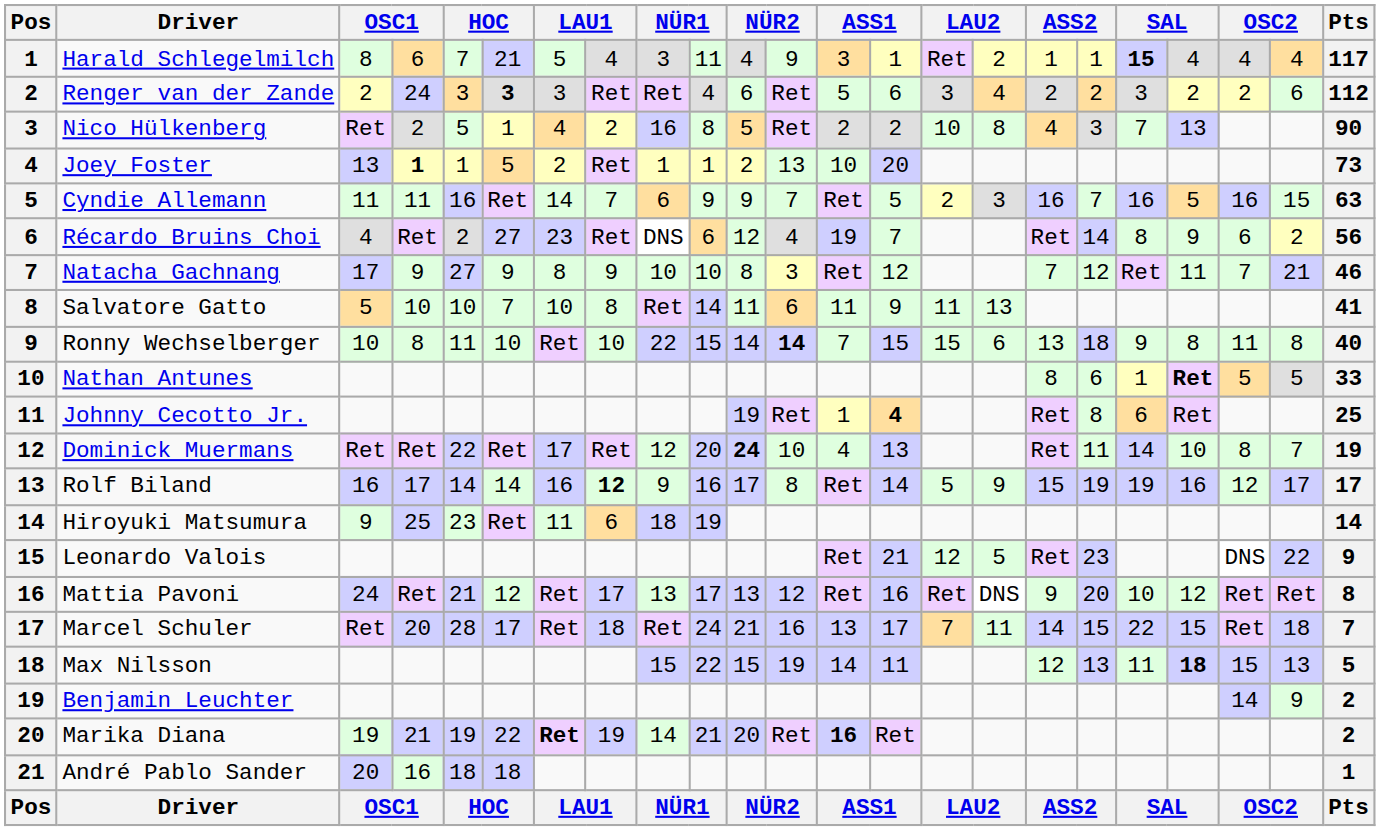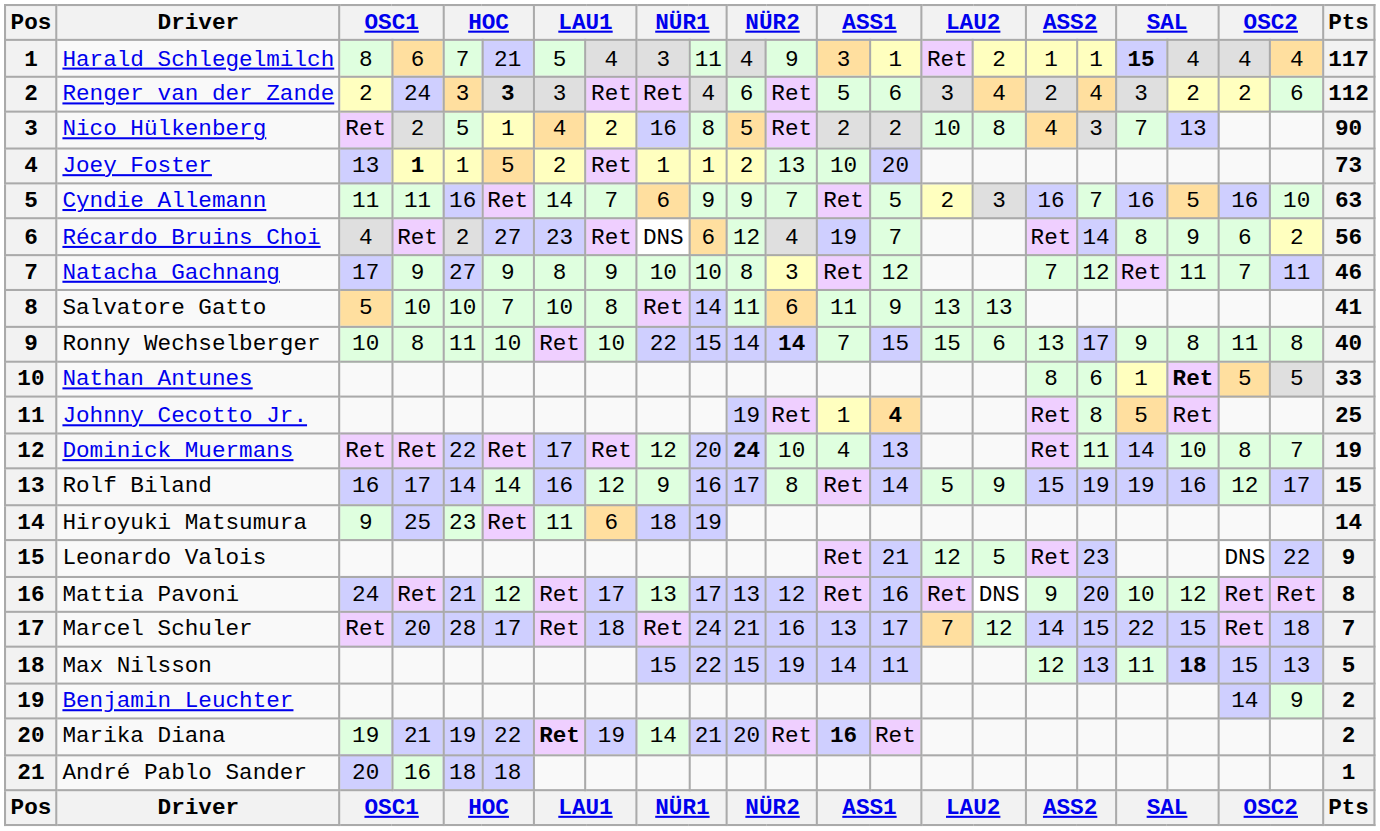(1096, 94) 2 -> (1096, 94) 4
(1297, 201) 15 -> (1297, 201) 10
(1297, 273) 21 -> (1297, 273) 11
(947, 308) 11 -> (947, 308) 13
(1096, 344) 18 -> (1096, 344) 17
(1141, 415) 6 -> (1141, 415) 5
(611, 487) bold -> (611, 487) normal
(1349, 487) 17 -> (1349, 487) 15
(999, 630) 11 -> (999, 630) 12
